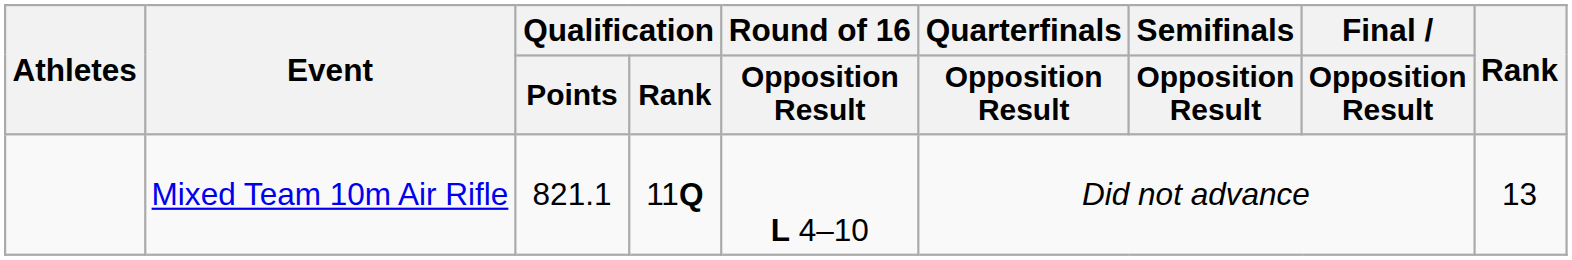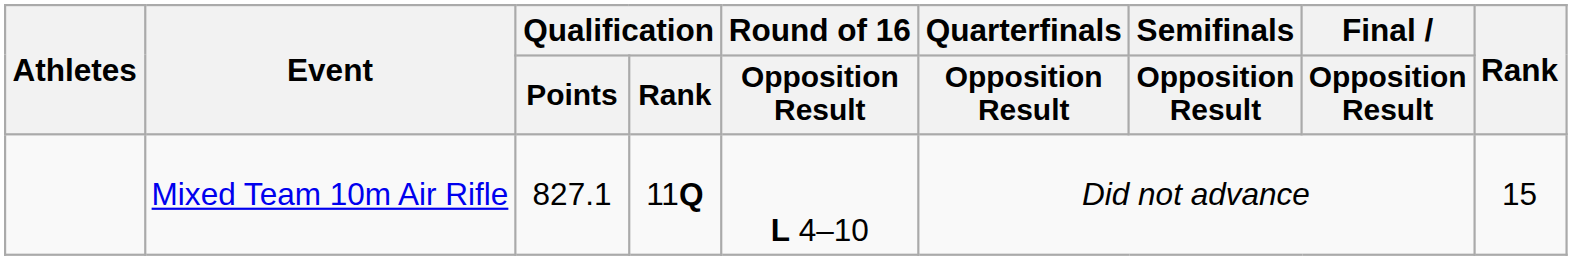(572, 195) 821.1 -> (572, 195) 827.1
(1520, 195) 13 -> (1520, 195) 15
